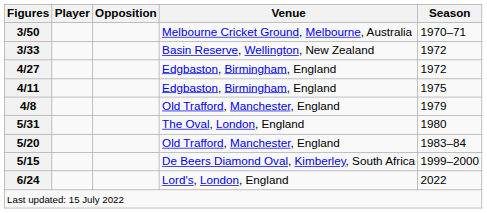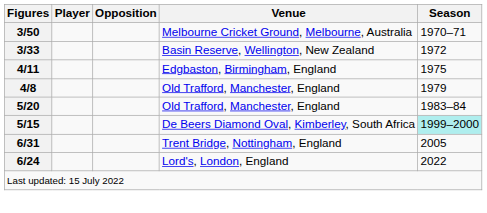- row: (28, 69)
- row: (28, 124)
(450, 161) no background -> (450, 124) paleturquoise background
+ row: (28, 143)
